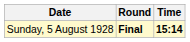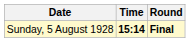columns swapped: (169, 12) <-> (135, 12)
